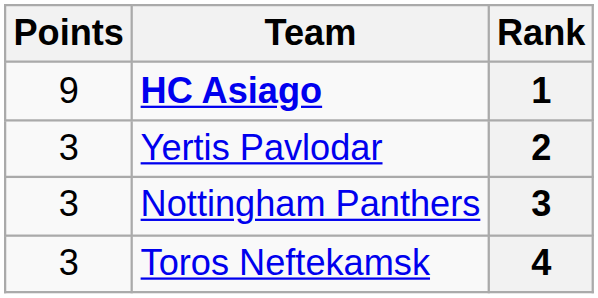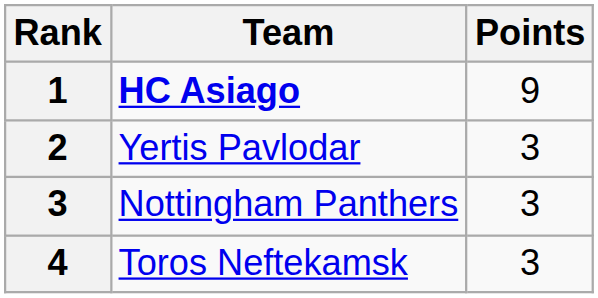columns swapped: (541, 33) <-> (69, 33)
